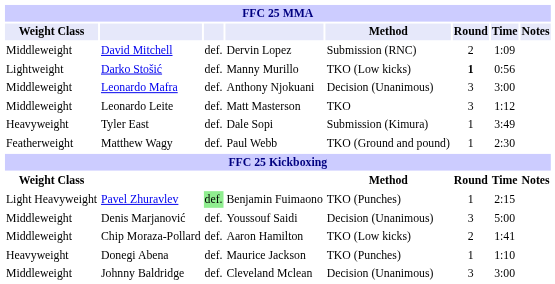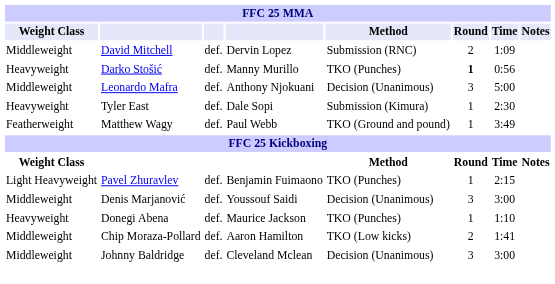(35, 69) Lightweight -> (37, 69) Heavyweight
(369, 69) TKO (Low kicks) -> (364, 69) TKO (Punches)
(505, 87) 3:00 -> (505, 87) 5:00
- row: (137, 106)
(505, 125) 3:49 -> (505, 106) 2:30
(505, 143) 2:30 -> (505, 125) 3:49
(214, 199) lightgreen background -> (214, 180) no background
(505, 218) 5:00 -> (505, 199) 3:00
rows swapped: (135, 255) <-> (151, 236)
